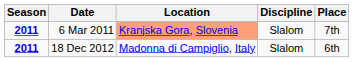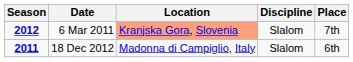(27, 30) 2011 -> (27, 30) 2012
